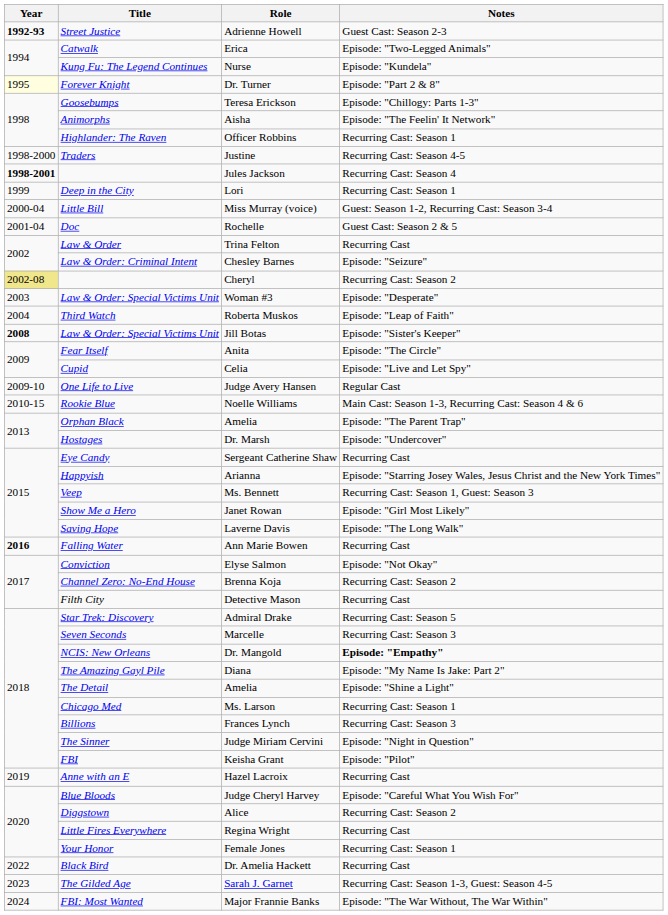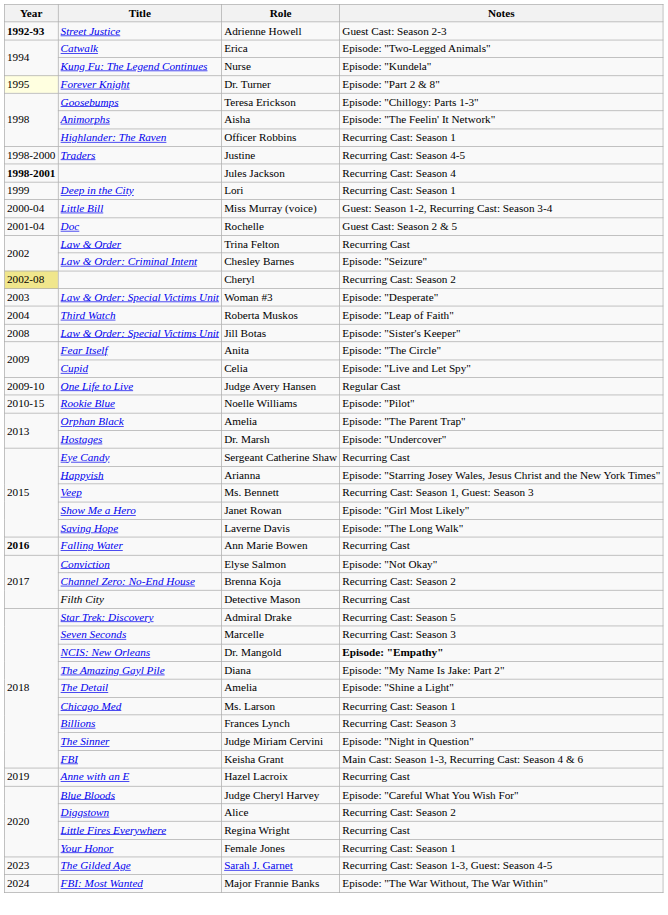(18, 333) bold -> (18, 333) normal
(463, 404) Main Cast: Season 1-3, Recurring Cast: Season 4 & 6 -> (378, 404) Episode: "Pilot"
(378, 759) Episode: "Pilot" -> (463, 759) Main Cast: Season 1-3, Recurring Cast: Season 4 & 6
- row: (85, 865)
